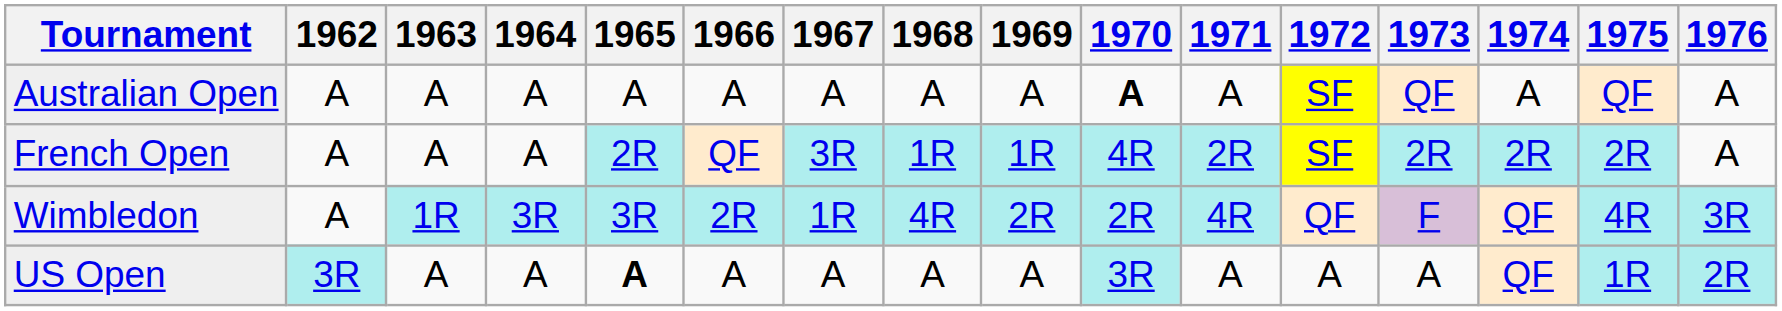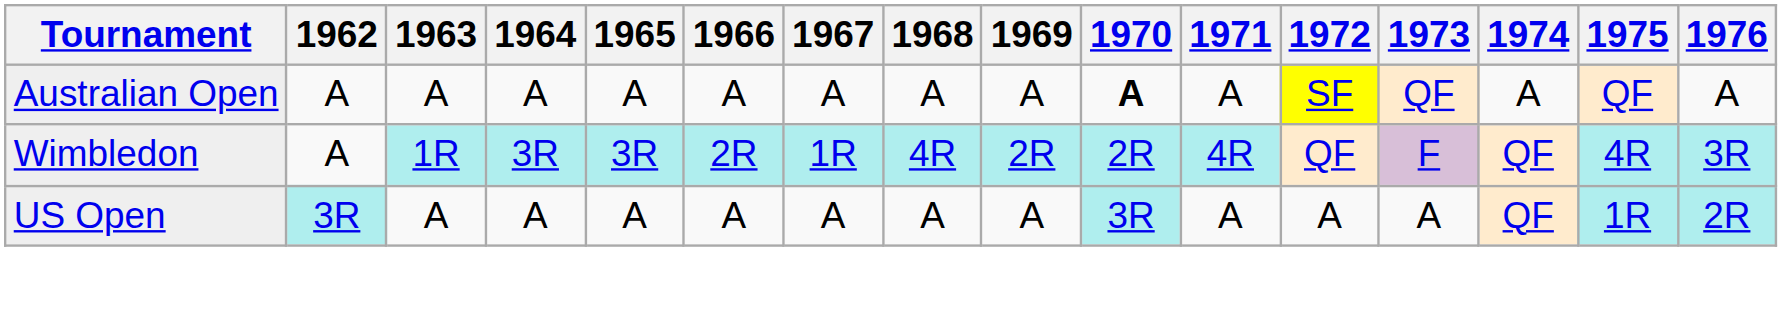- row: (122, 153)
(635, 273) bold -> (635, 213) normal
